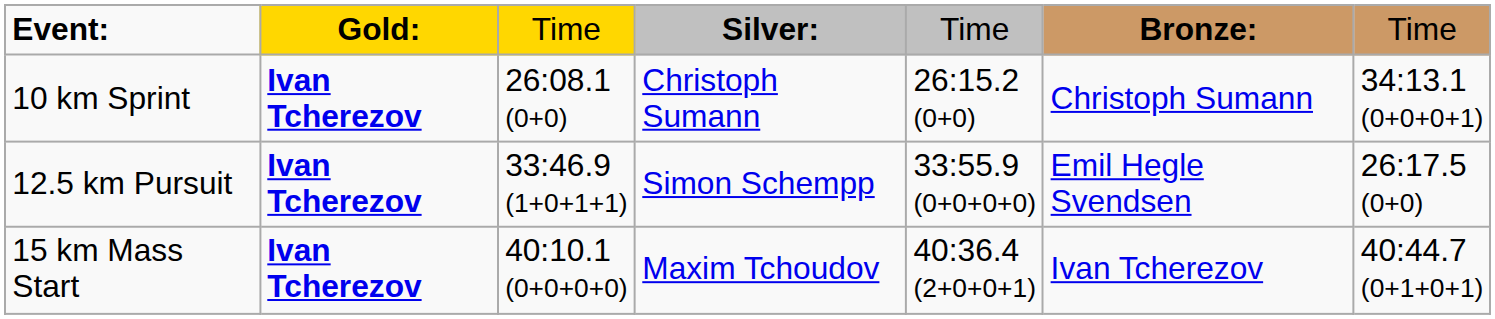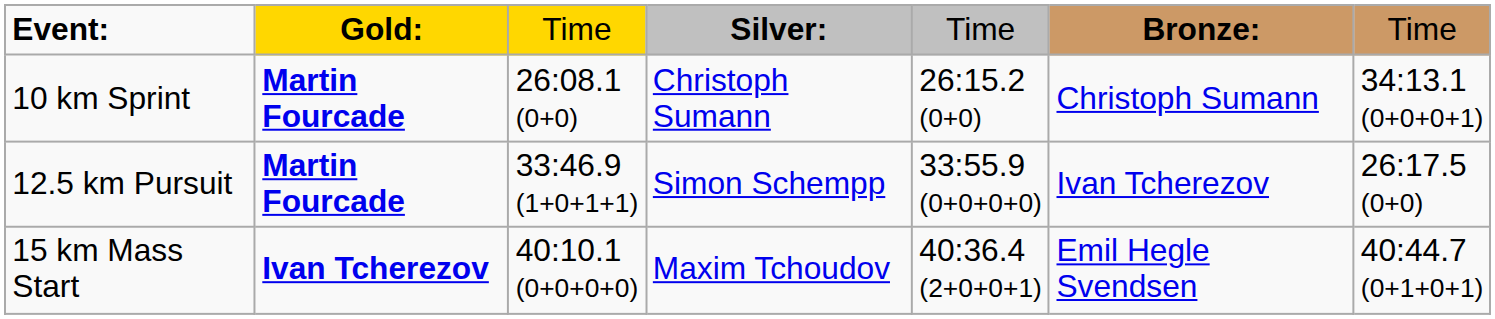(344, 97) Ivan Tcherezov -> (334, 97) Martin Fourcade
(344, 183) Ivan Tcherezov -> (334, 183) Martin Fourcade
(1127, 183) Emil Hegle Svendsen -> (1163, 183) Ivan Tcherezov
(1157, 269) Ivan Tcherezov -> (1133, 269) Emil Hegle Svendsen
